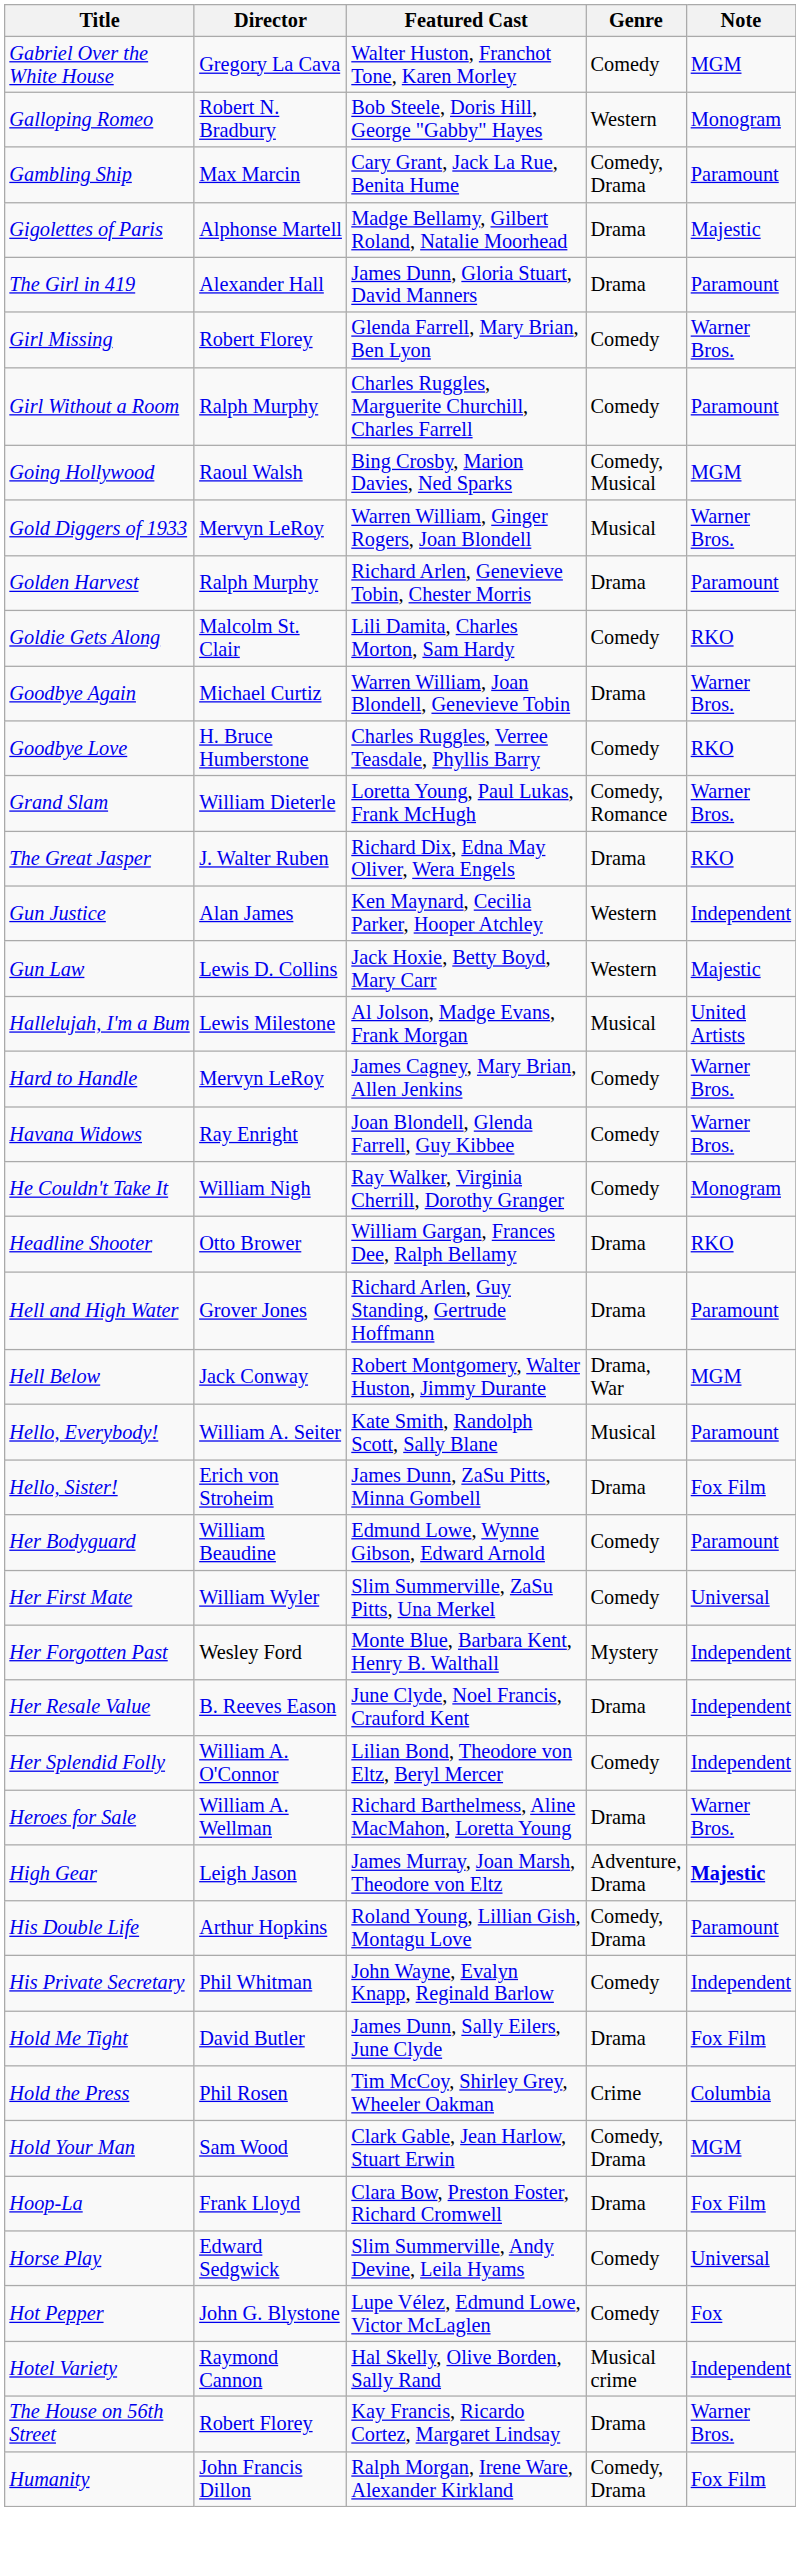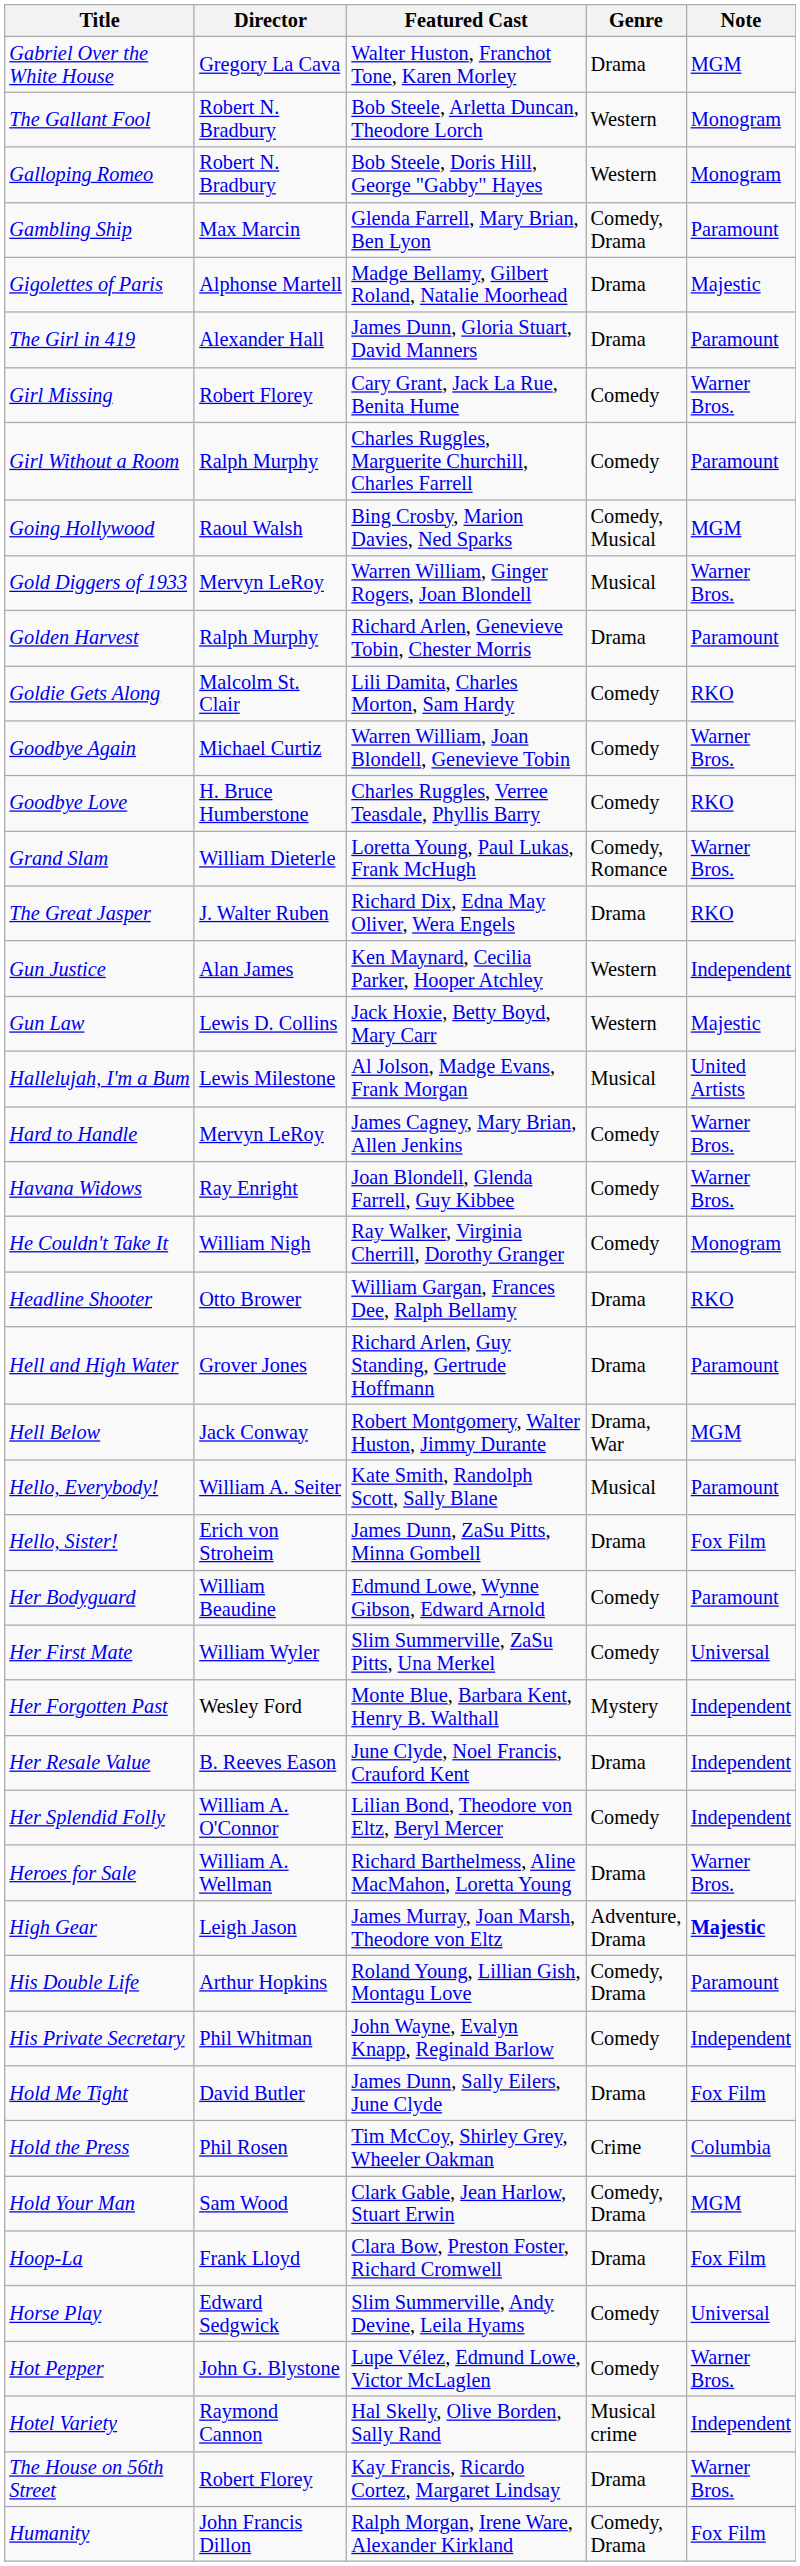(625, 64) Comedy -> (618, 64) Drama
+ row: (80, 119)
(455, 174) Cary Grant, Jack La Rue, Benita Hume -> (465, 229) Glenda Farrell, Mary Brian, Ben Lyon
(465, 339) Glenda Farrell, Mary Brian, Ben Lyon -> (455, 394) Cary Grant, Jack La Rue, Benita Hume
(618, 693) Drama -> (625, 748) Comedy
(707, 2313) Fox -> (720, 2368) Warner Bros.
